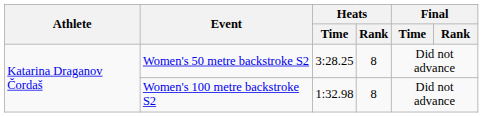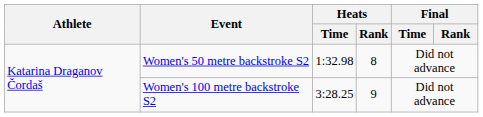(335, 61) 3:28.25 -> (335, 61) 1:32.98
(335, 94) 1:32.98 -> (335, 94) 3:28.25
(374, 94) 8 -> (374, 94) 9
